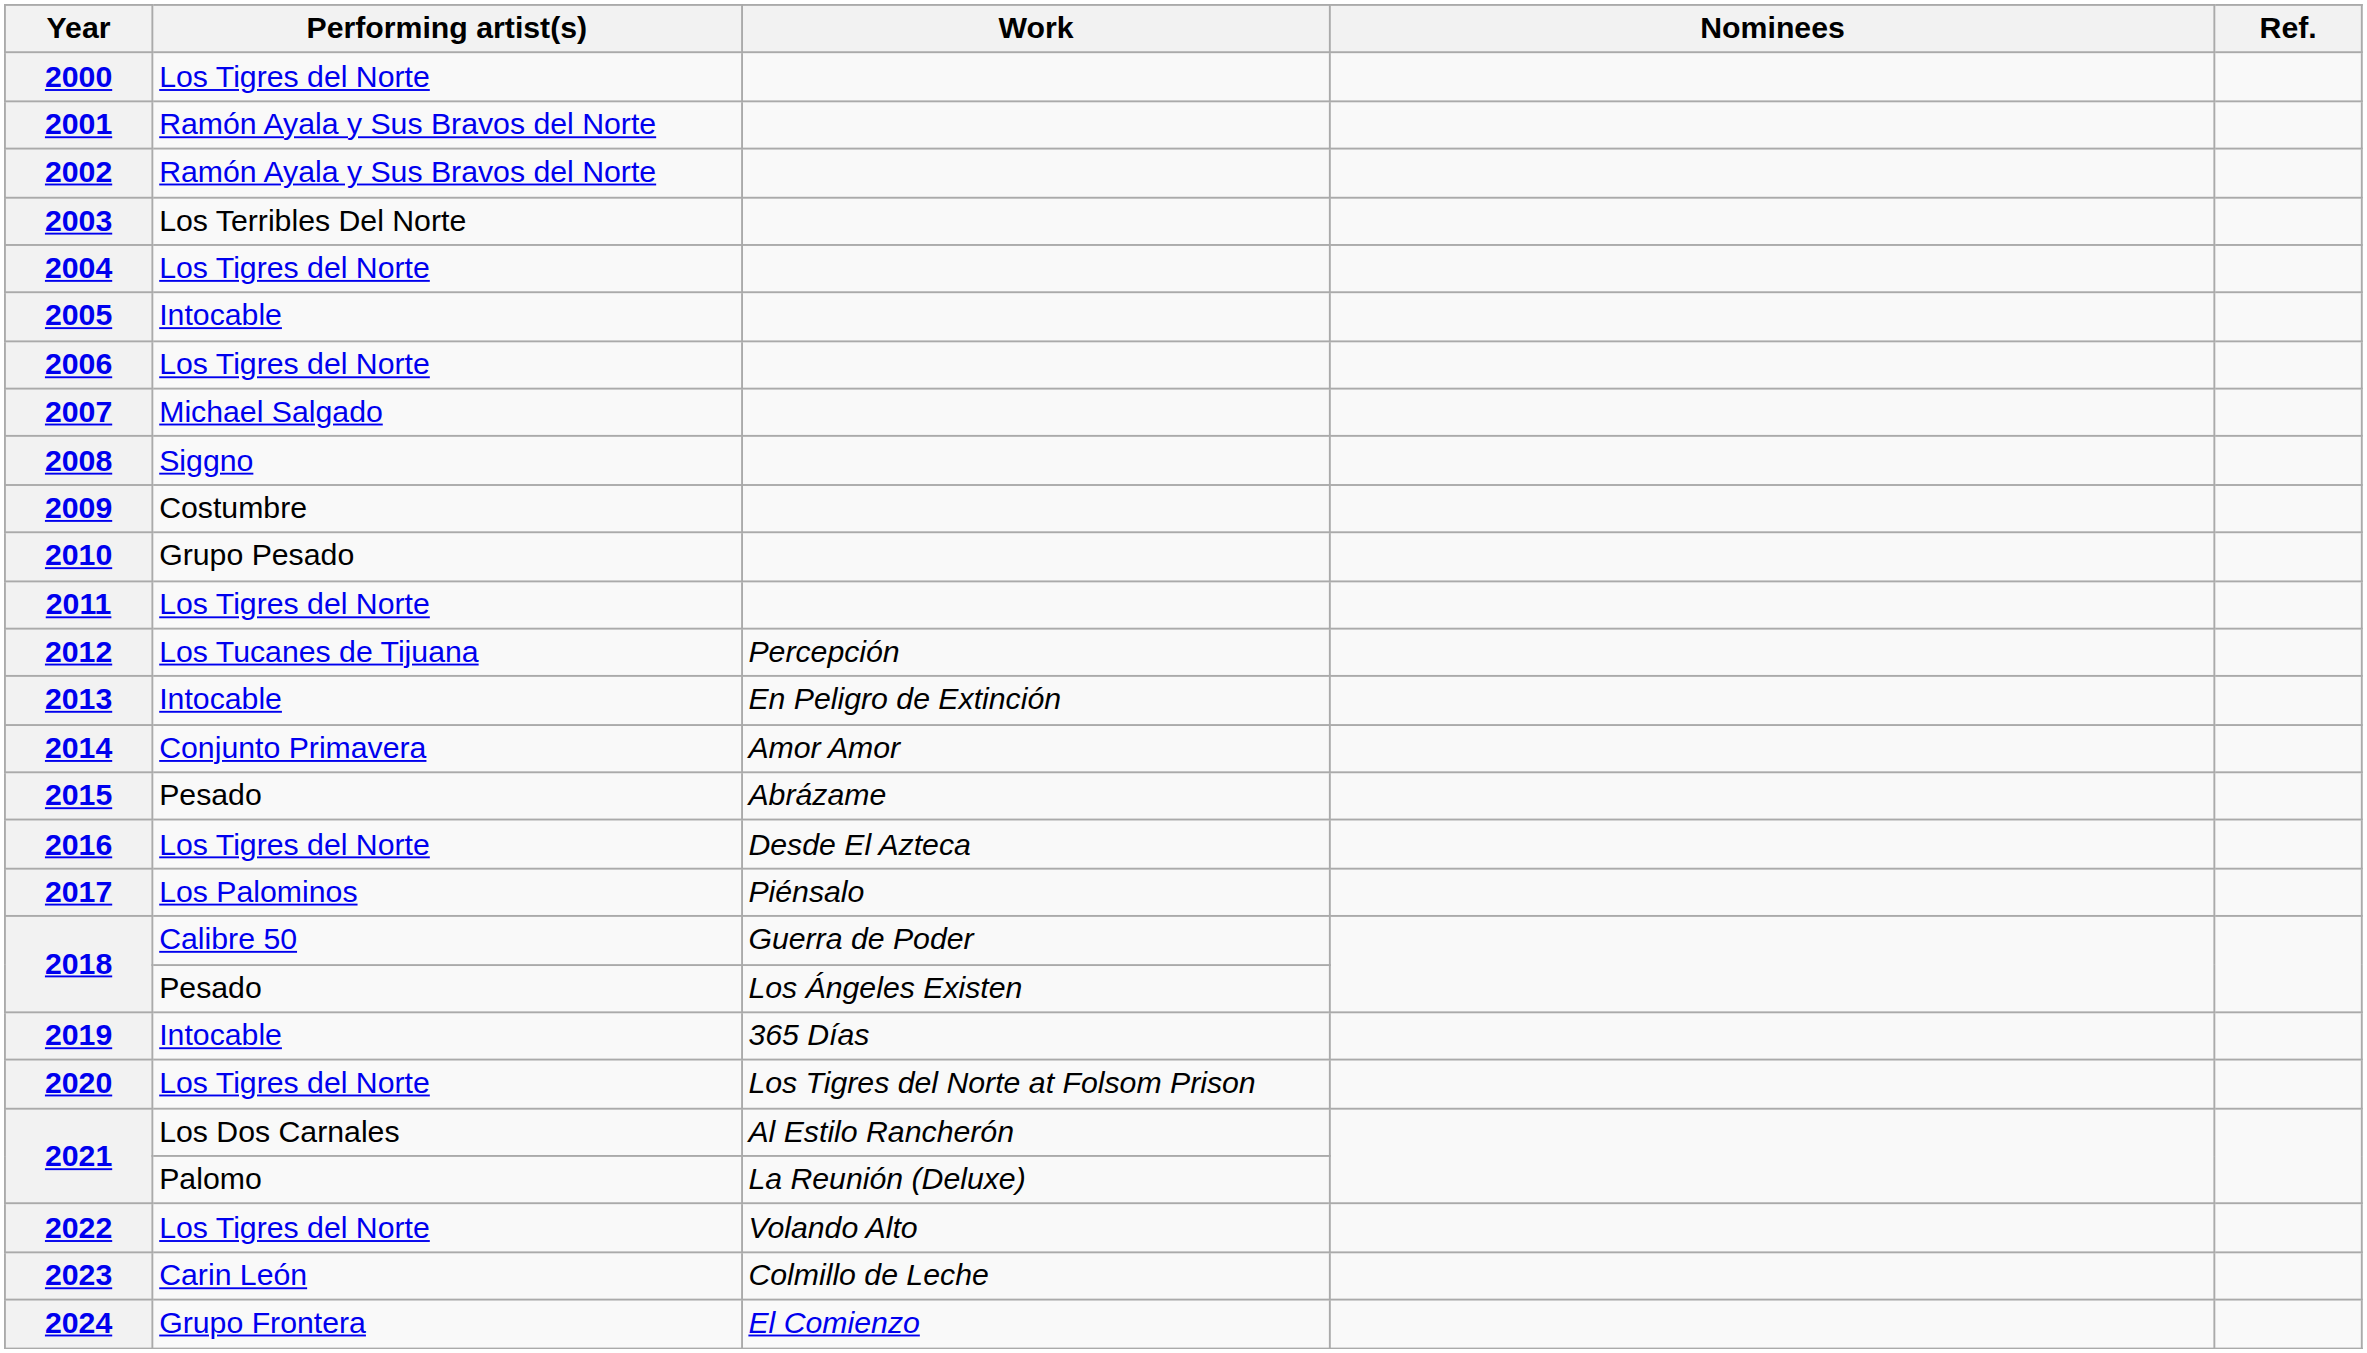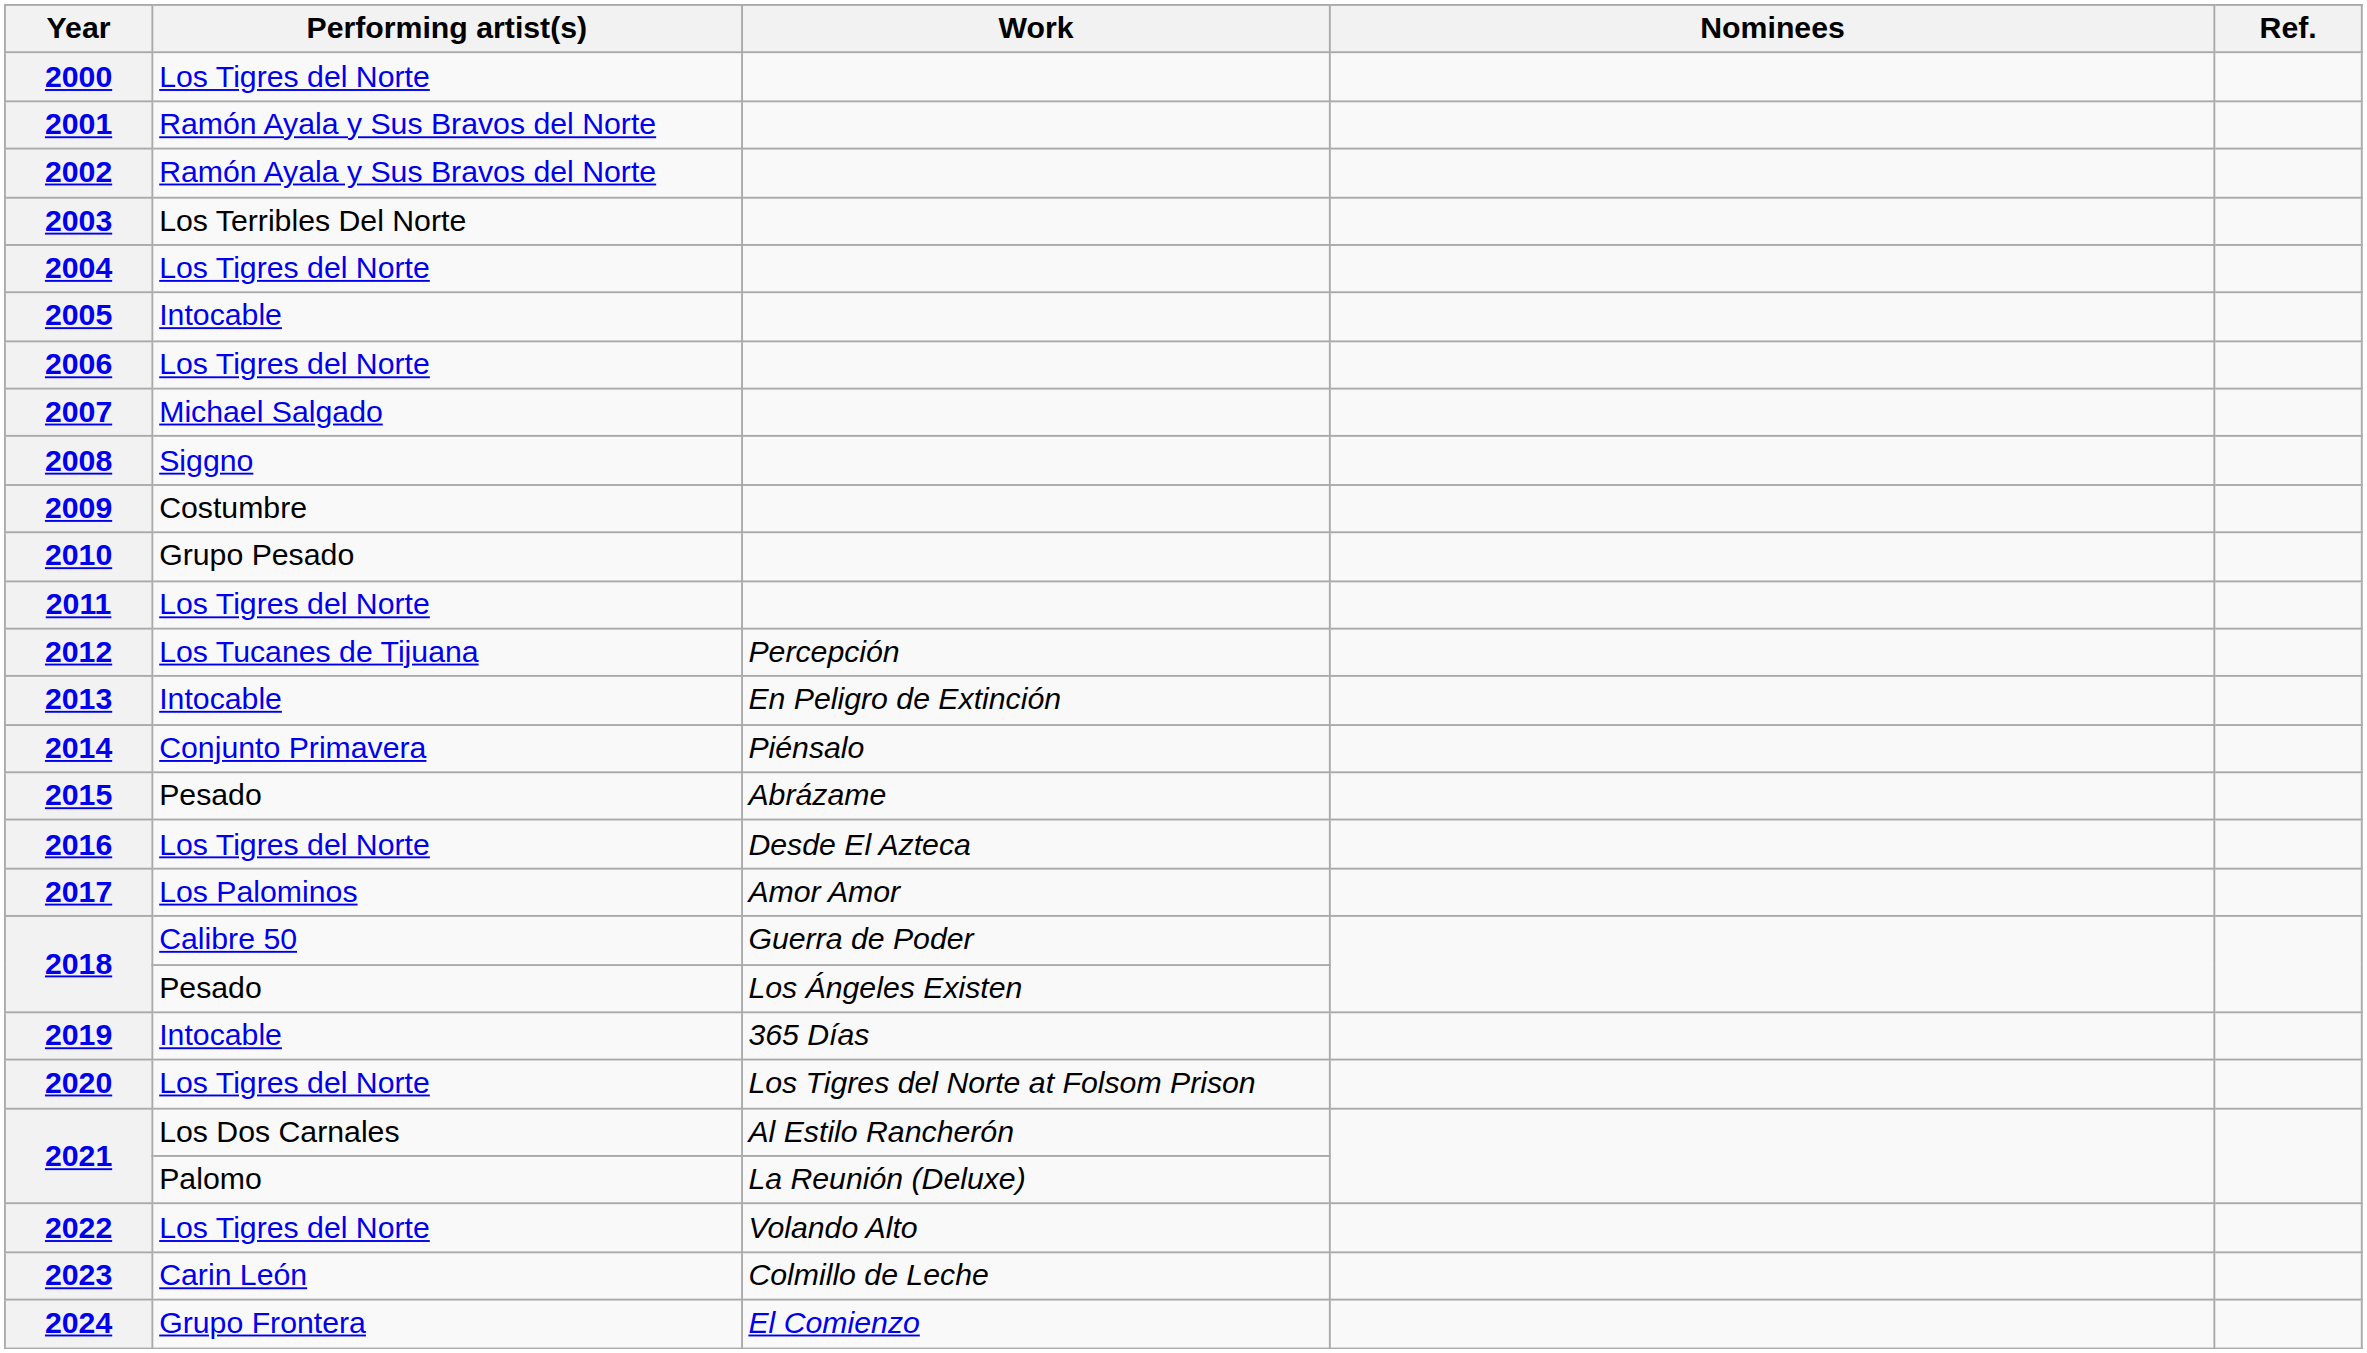(824, 747) Amor Amor -> (806, 747) Piénsalo
(806, 891) Piénsalo -> (824, 891) Amor Amor
